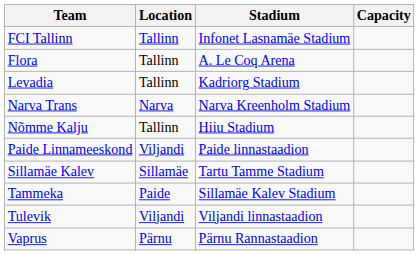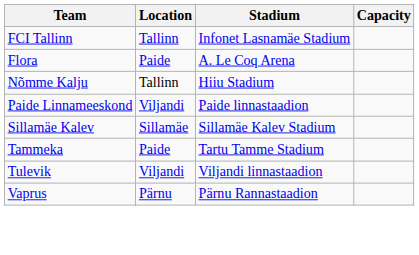(159, 60) Tallinn -> (155, 60) Paide
- row: (30, 82)
- row: (42, 104)
(261, 171) Tartu Tamme Stadium -> (267, 127) Sillamäe Kalev Stadium
(267, 194) Sillamäe Kalev Stadium -> (261, 149) Tartu Tamme Stadium
